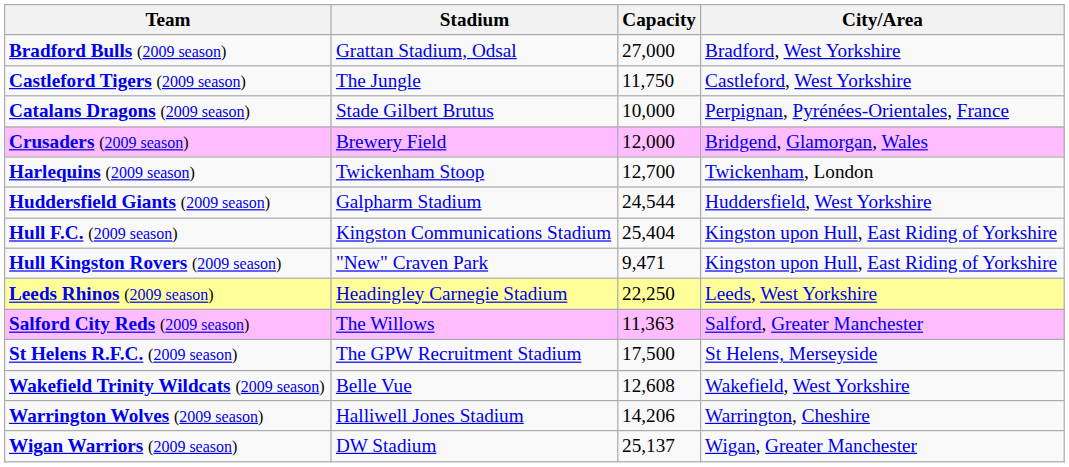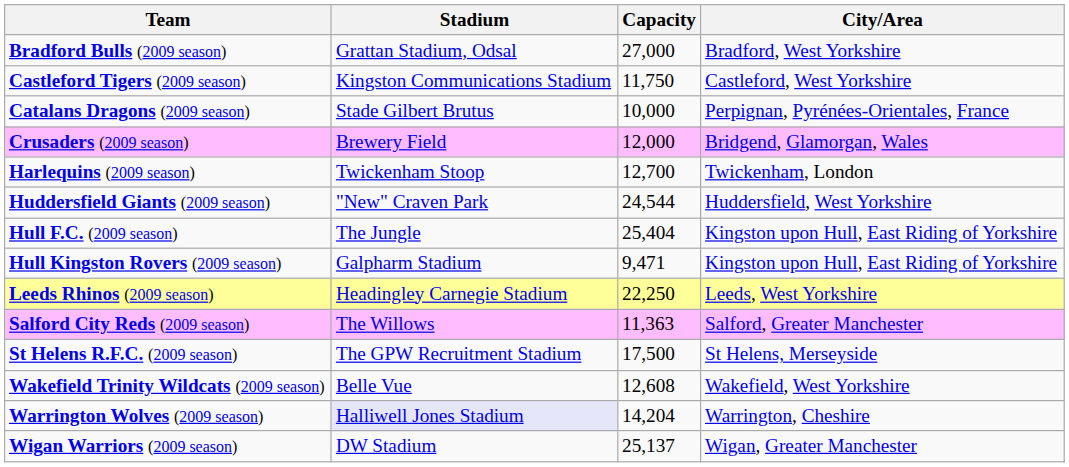(378, 80) The Jungle -> (474, 80) Kingston Communications Stadium
(409, 202) Galpharm Stadium -> (412, 202) "New" Craven Park
(474, 232) Kingston Communications Stadium -> (378, 232) The Jungle
(412, 263) "New" Craven Park -> (409, 263) Galpharm Stadium
(430, 415) no background -> (430, 415) lavender background
(648, 415) 14,206 -> (648, 415) 14,204
